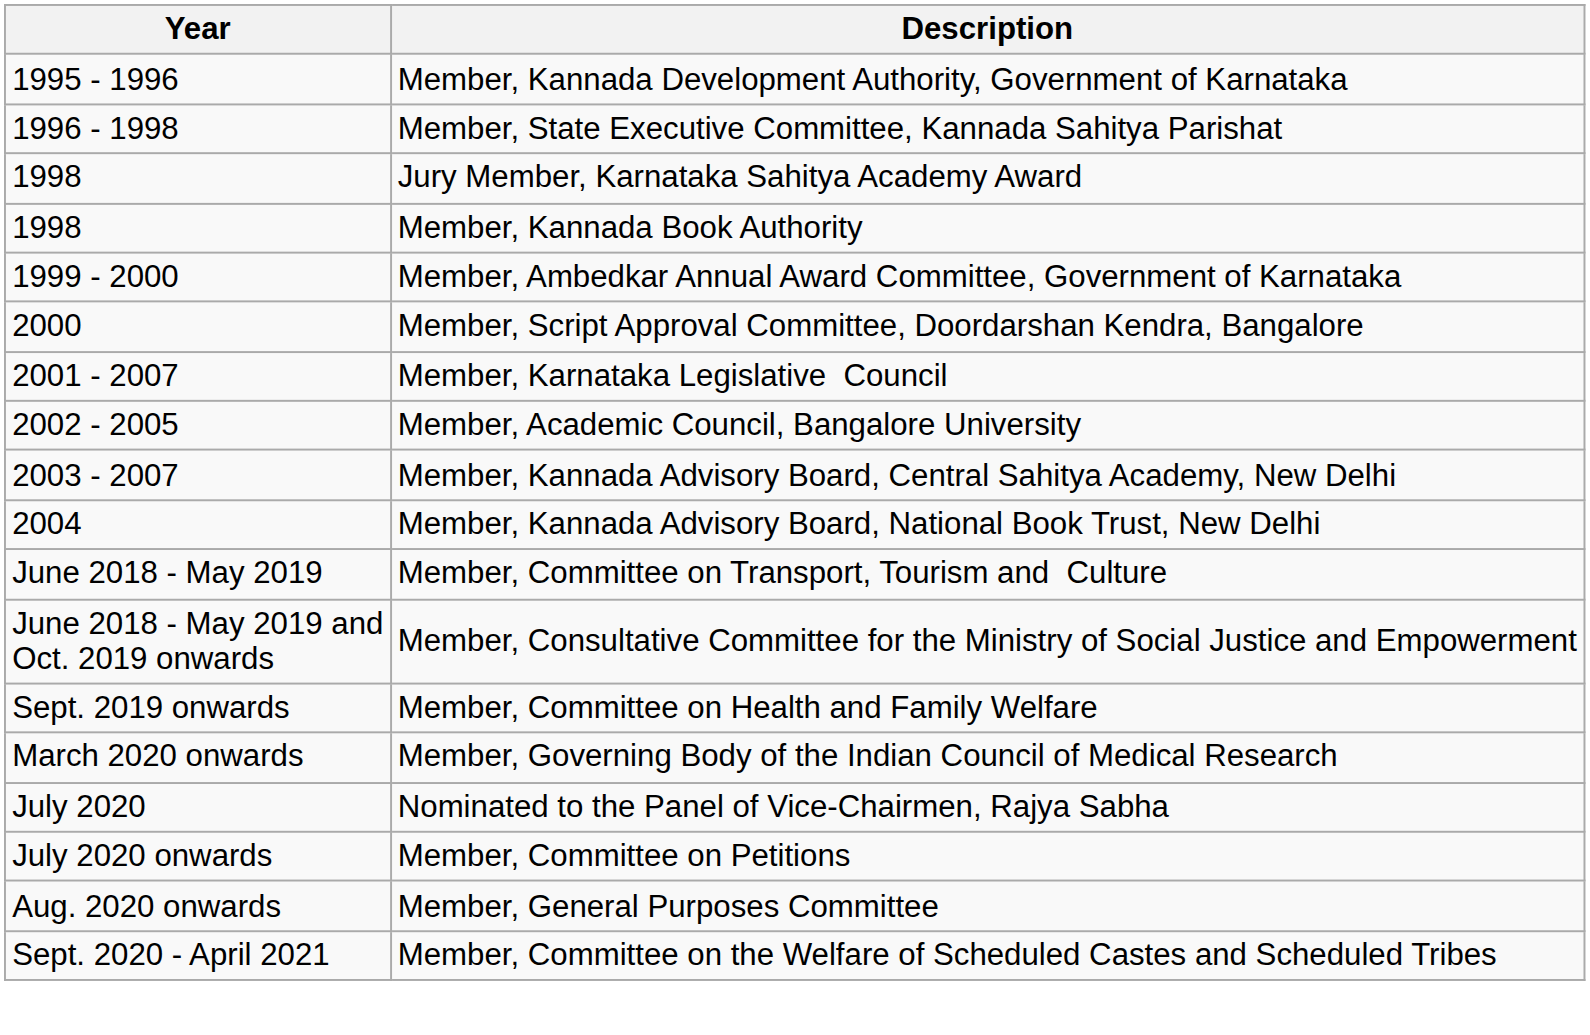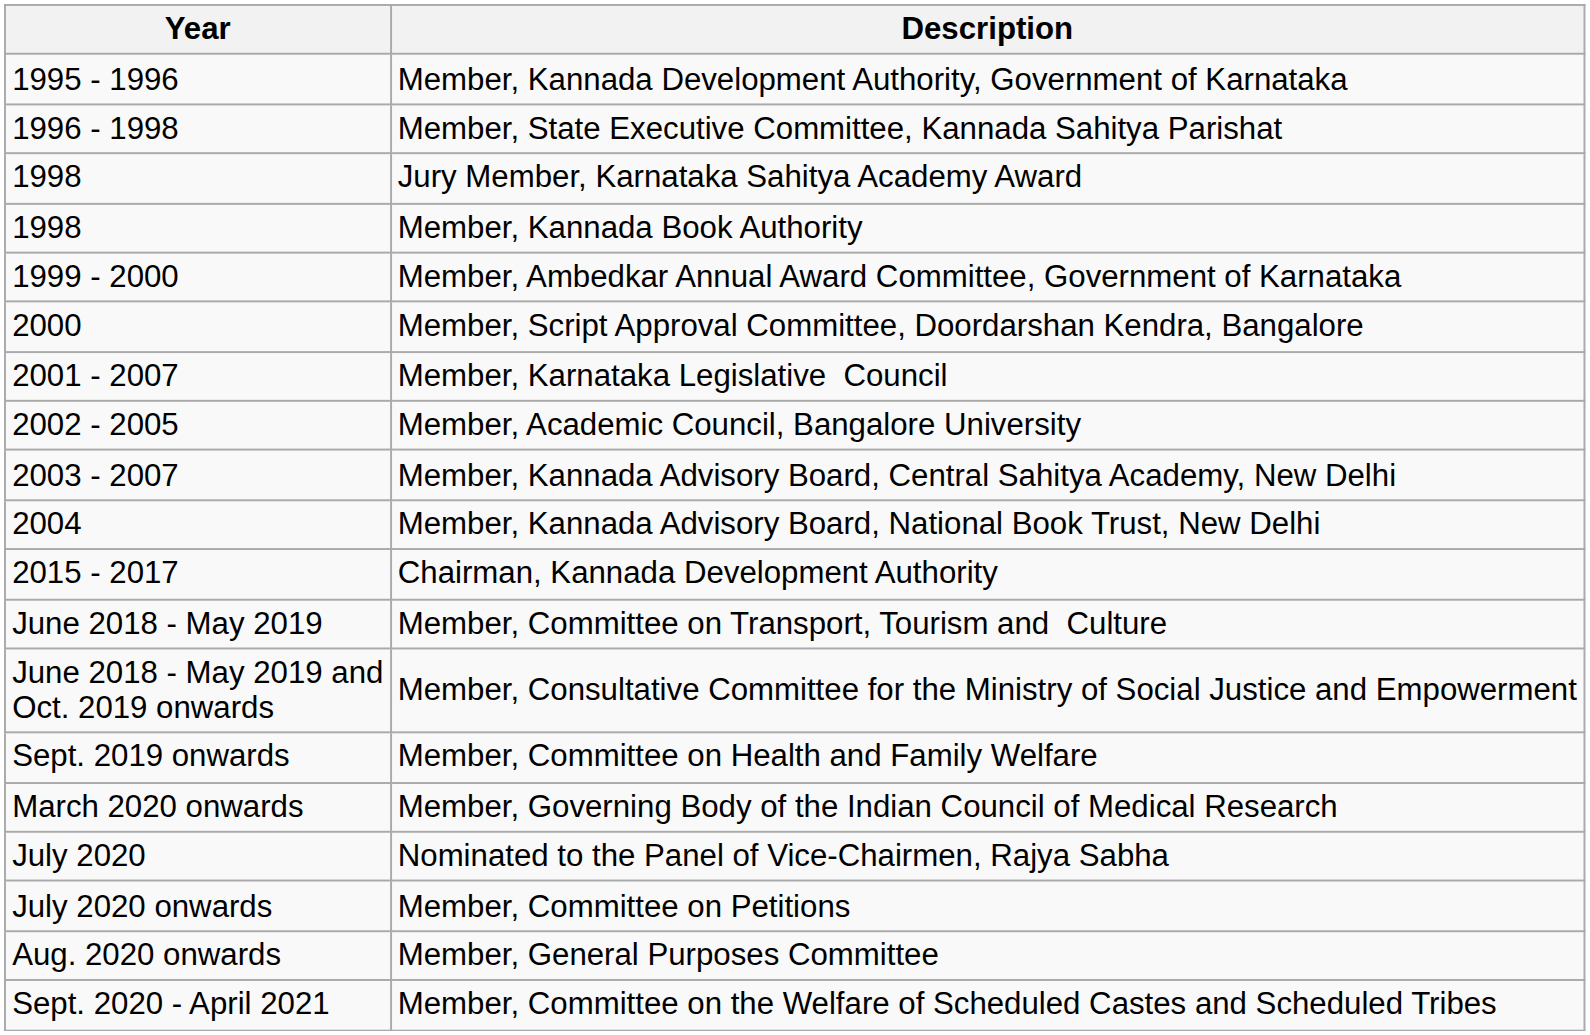+ row: (698, 573)
